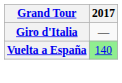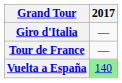+ row: (47, 50)
